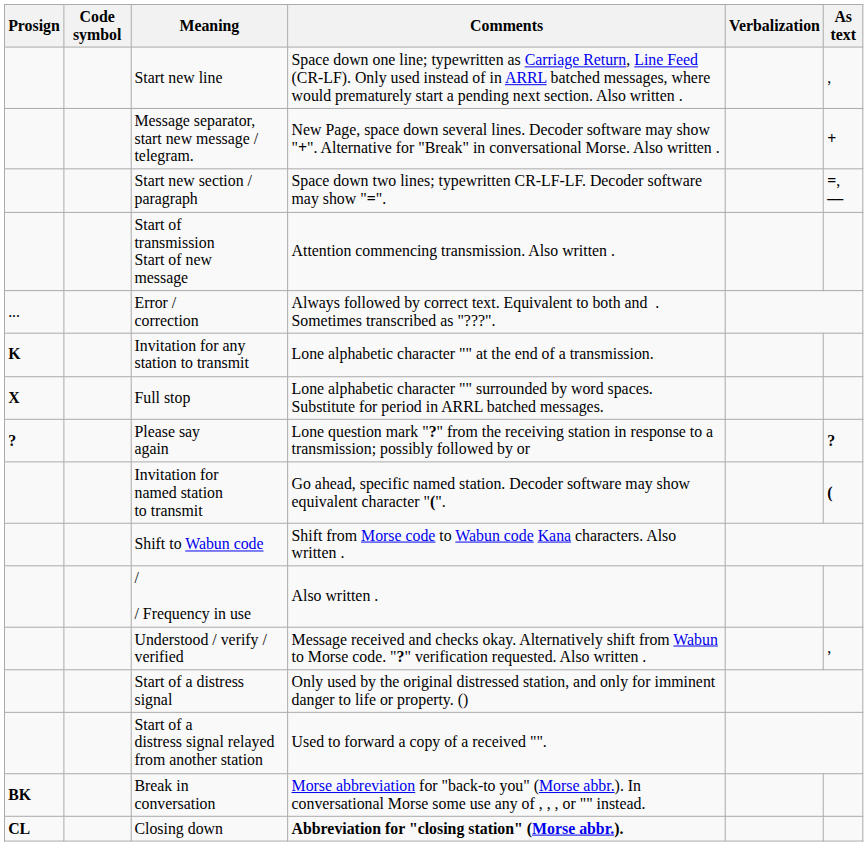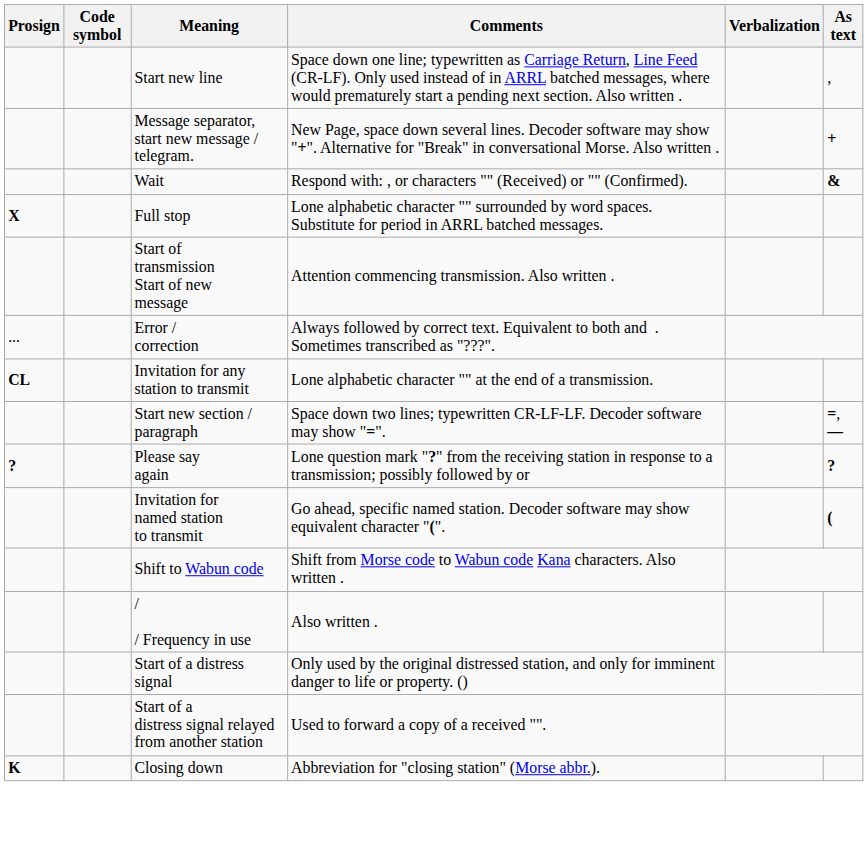+ row: (149, 181)
rows swapped: (193, 190) <-> (162, 397)
(14, 354) K -> (19, 380) CL
- row: (201, 648)
- row: (175, 794)
(19, 828) CL -> (14, 768) K
(458, 828) bold -> (446, 768) normal
